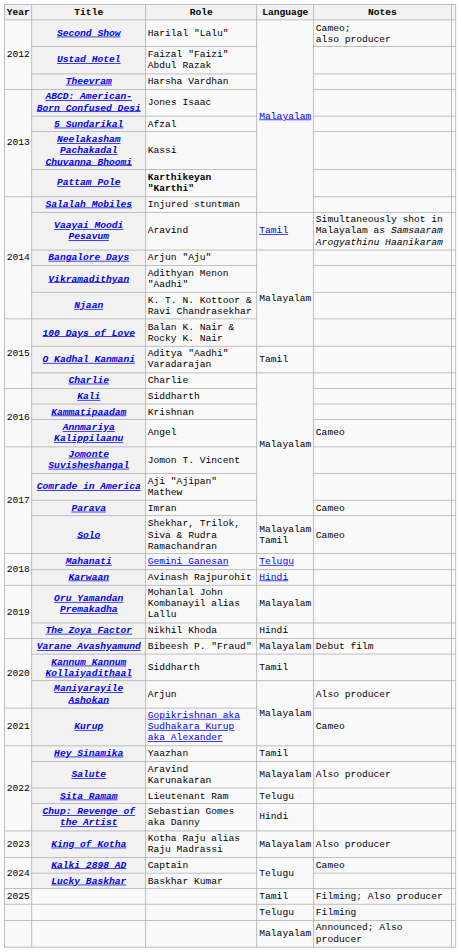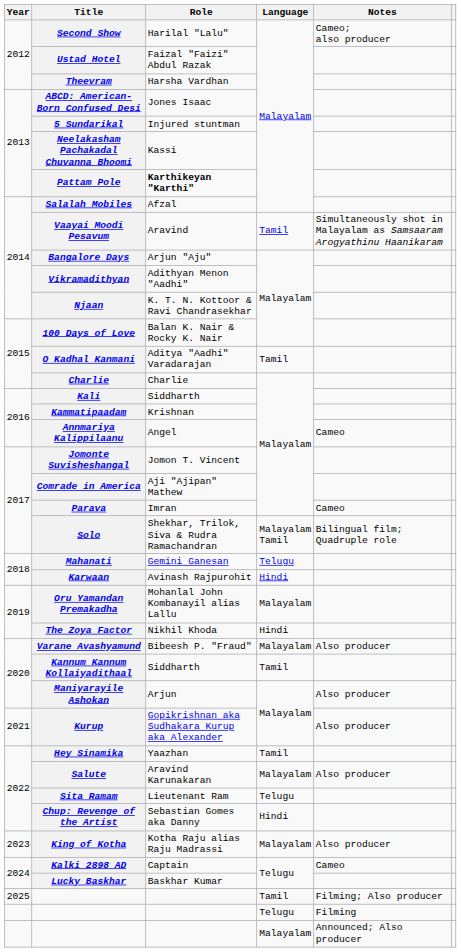(162, 124) Afzal -> (194, 124) Injured stuntman
(194, 204) Injured stuntman -> (162, 204) Afzal
(330, 535) Cameo -> (359, 535) Bilingual film; Quadruple role
(345, 646) Debut film -> (353, 646) Also producer
(330, 727) Cameo -> (353, 727) Also producer
